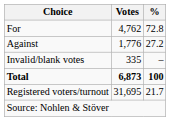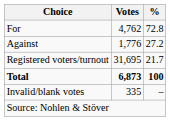rows swapped: (45, 60) <-> (58, 92)
